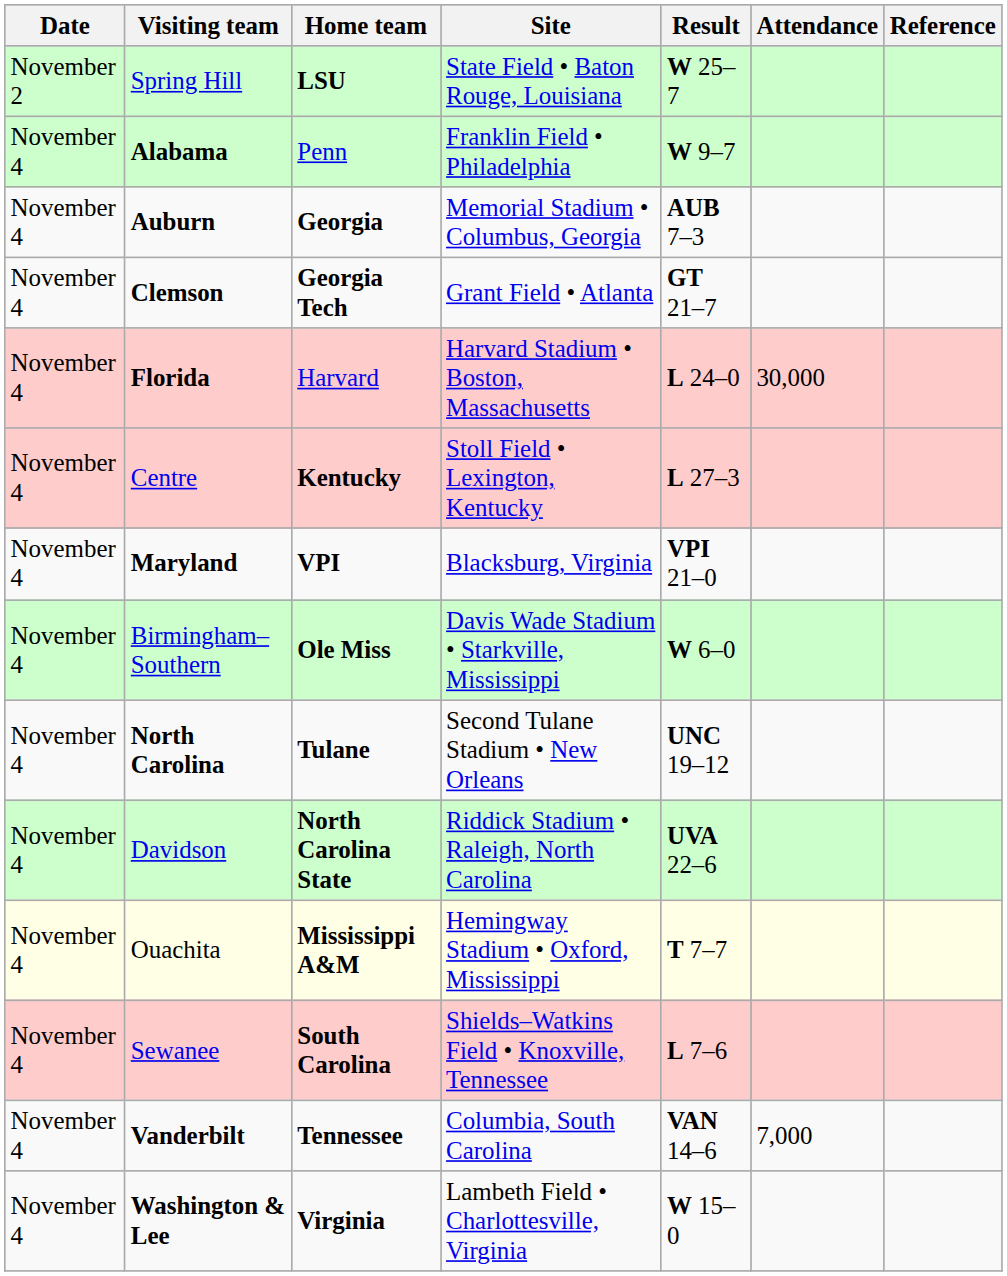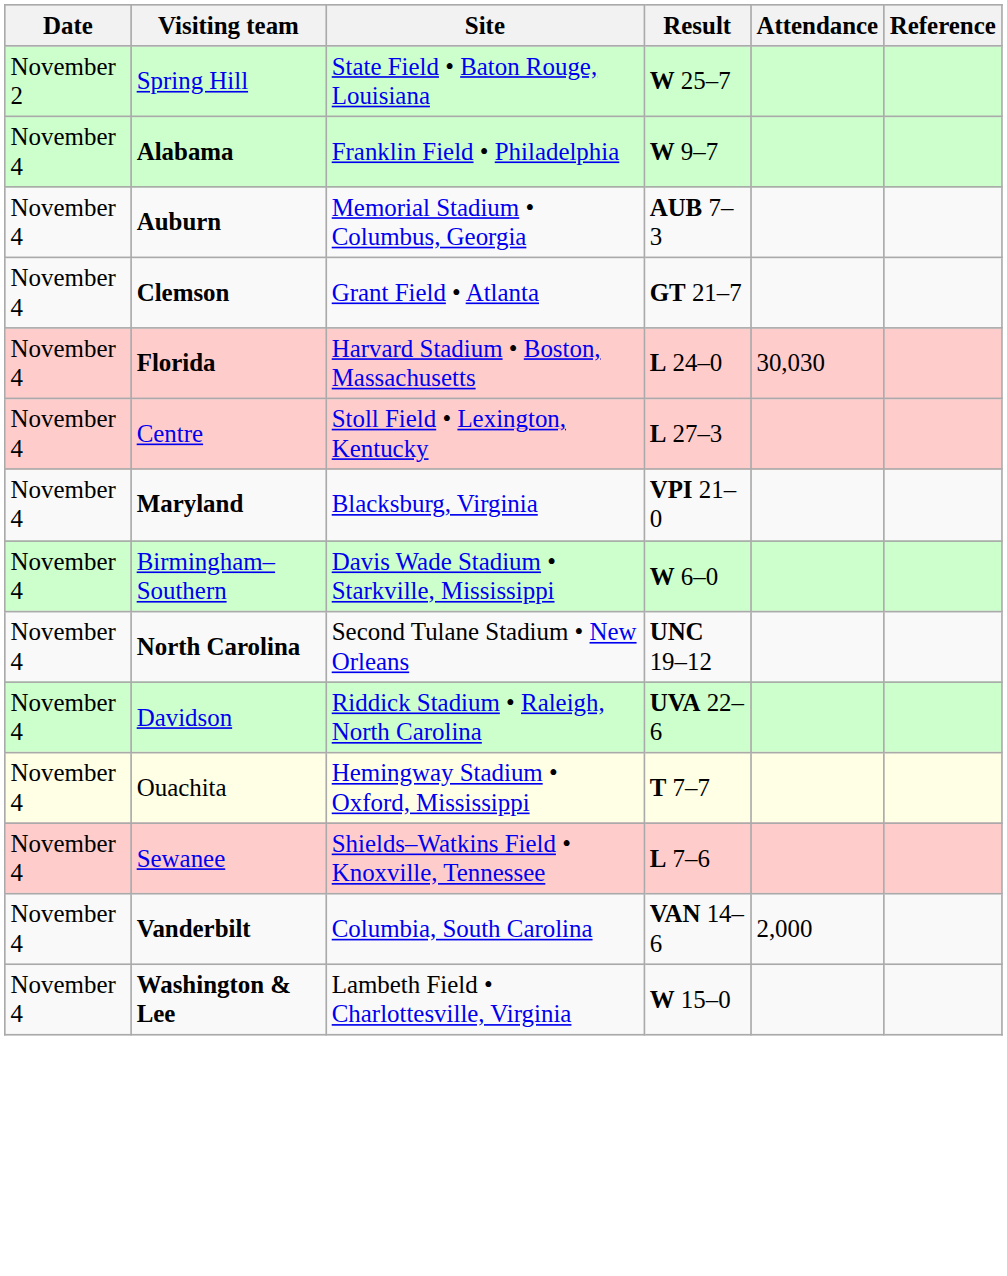- column: (366, 25)
(791, 378) 30,000 -> (791, 363) 30,030
(784, 1135) 7,000 -> (784, 928) 2,000
